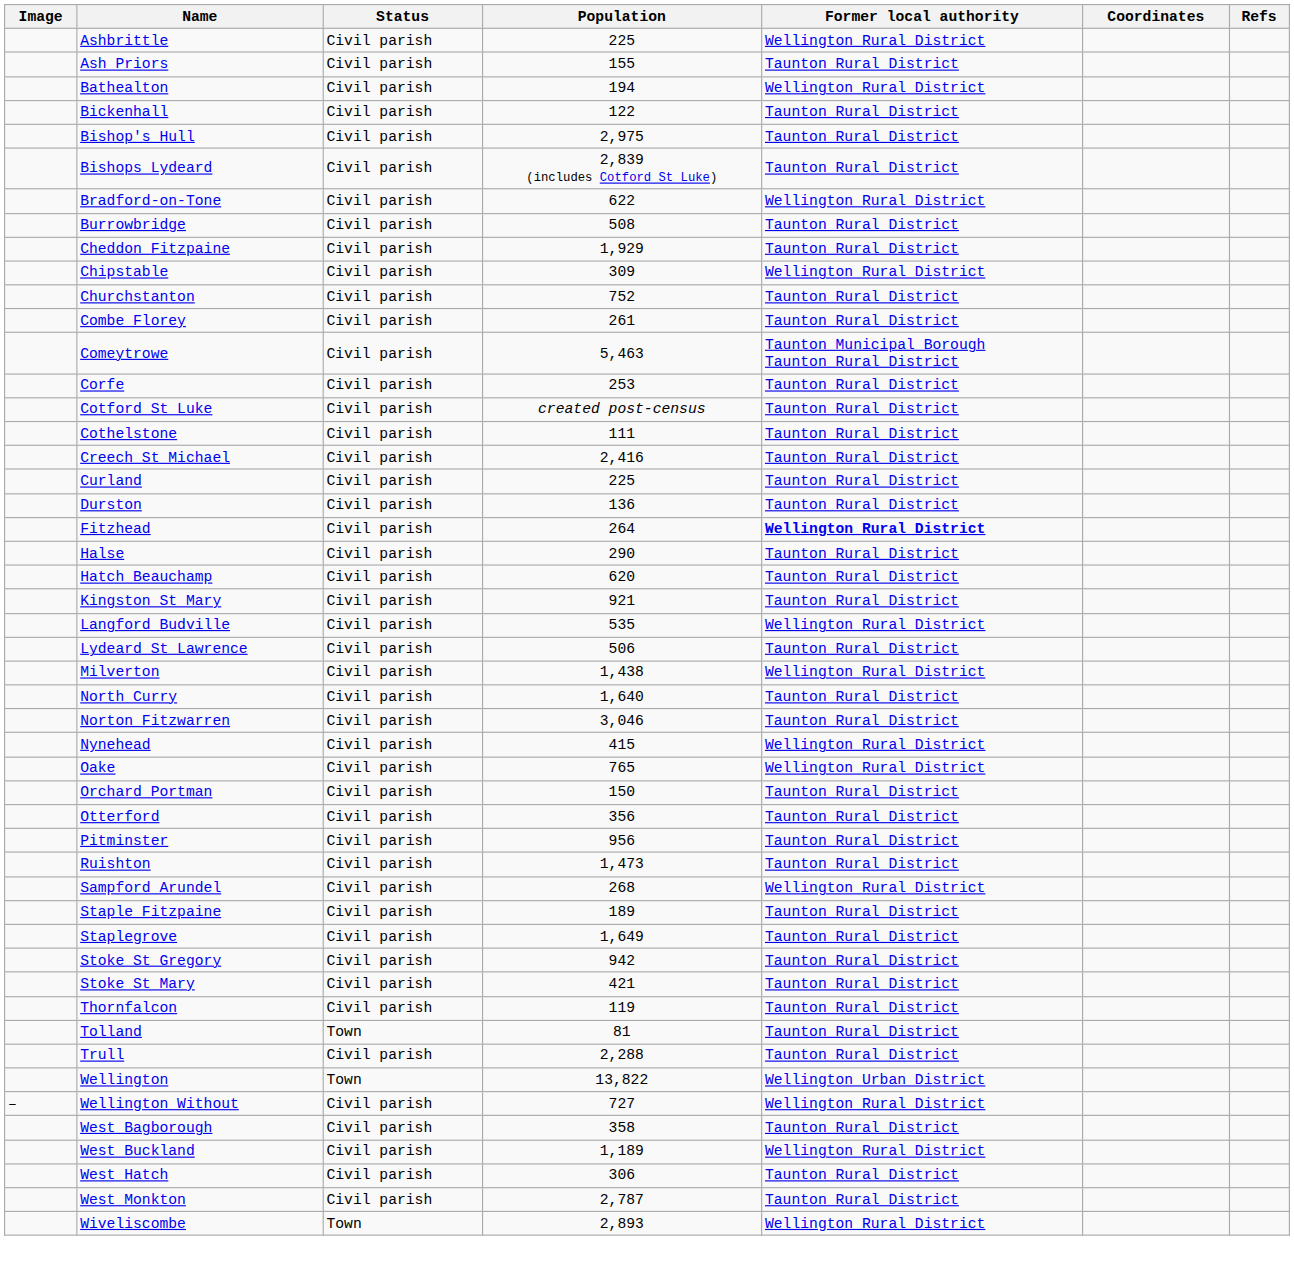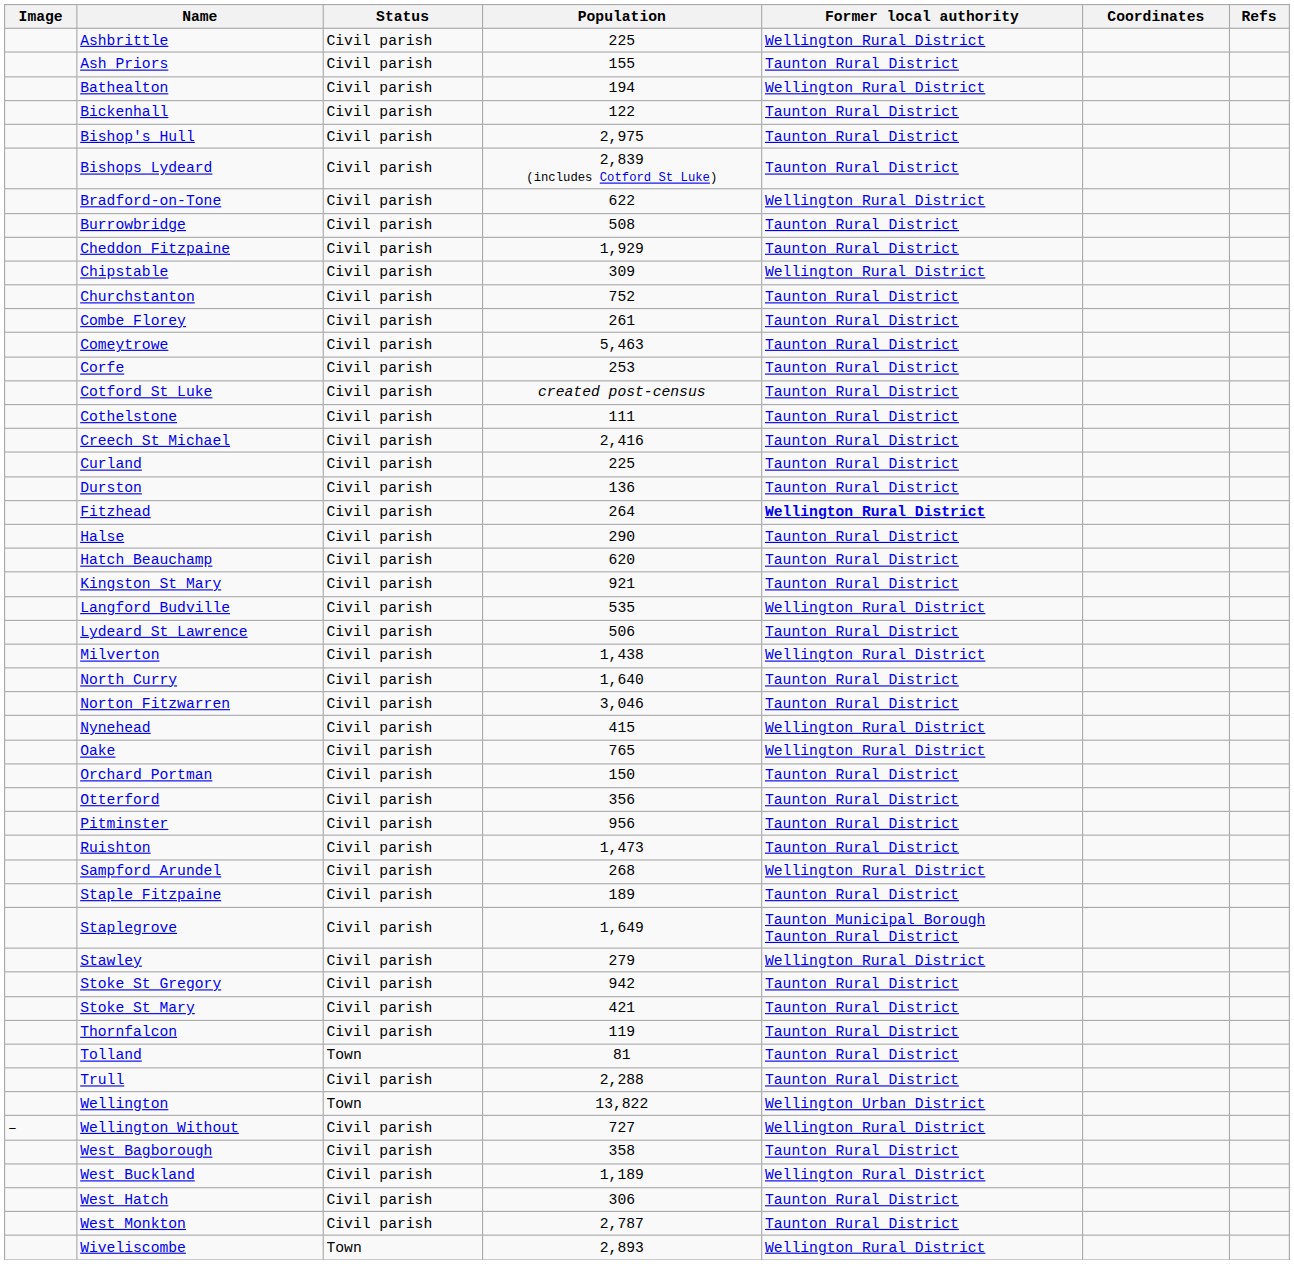(875, 353) Taunton Municipal Borough Taunton Rural District -> (862, 345) Taunton Rural District
(862, 936) Taunton Rural District -> (875, 928) Taunton Municipal Borough Taunton Rural District
+ row: (111, 960)
